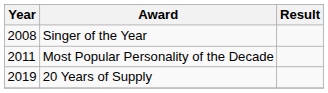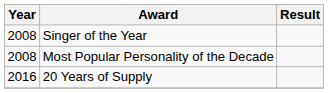(22, 56) 2011 -> (22, 56) 2008
(22, 77) 2019 -> (22, 77) 2016
